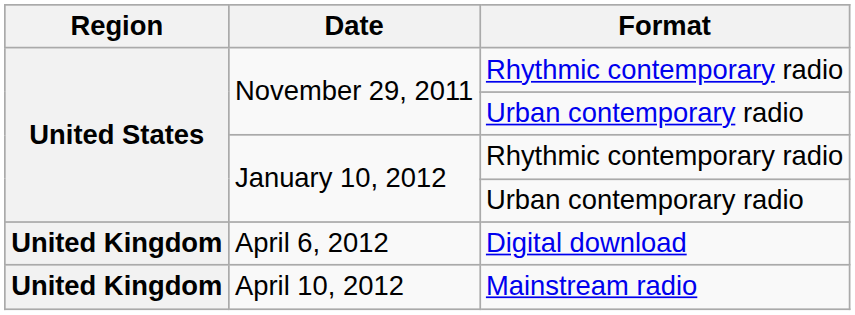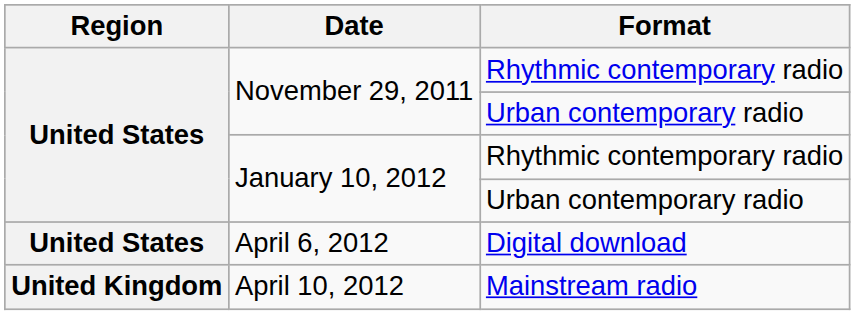(117, 243) United Kingdom -> (117, 243) United States
